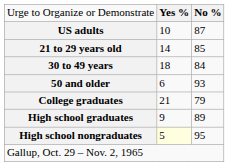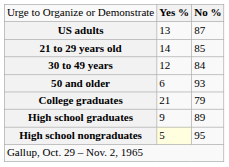(165, 30) 10 -> (165, 30) 13
(165, 65) 18 -> (165, 65) 12
